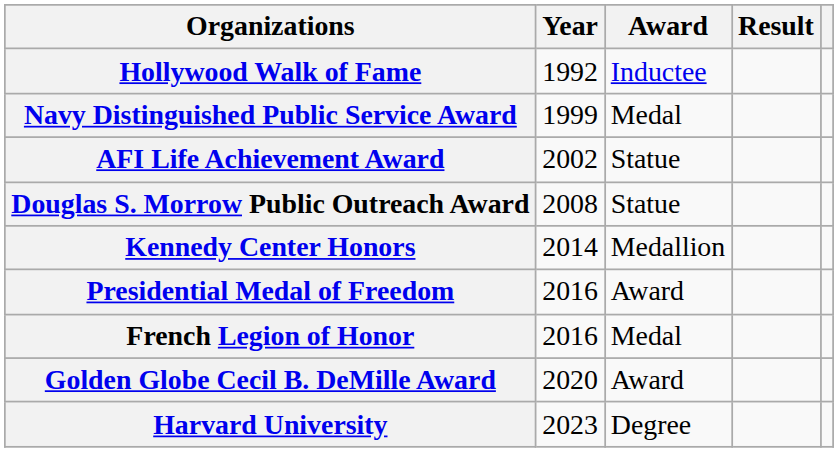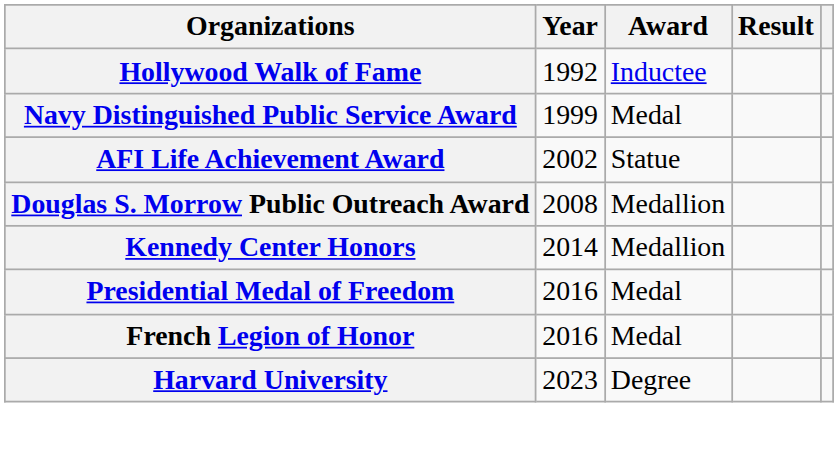(646, 203) Statue -> (668, 203) Medallion
(647, 291) Award -> (646, 291) Medal
- row: (270, 379)
